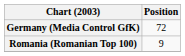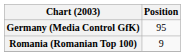(161, 28) 72 -> (161, 28) 95
